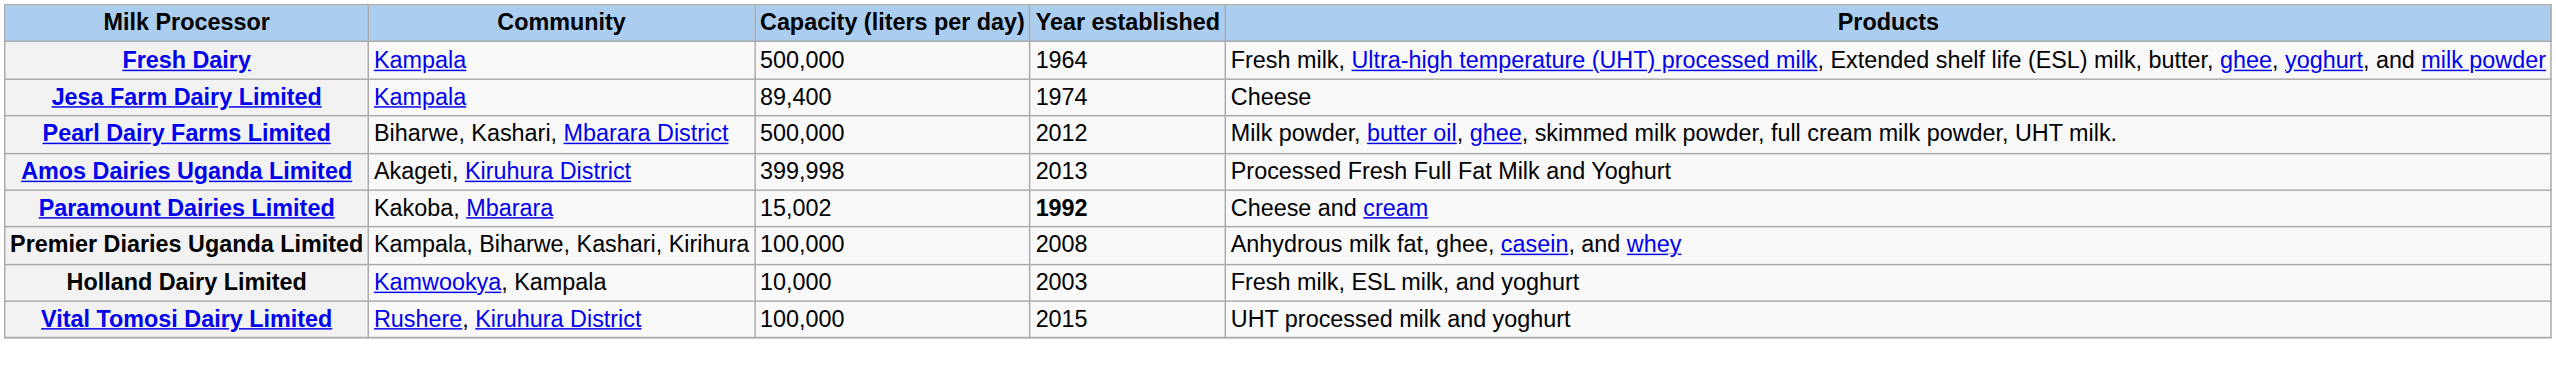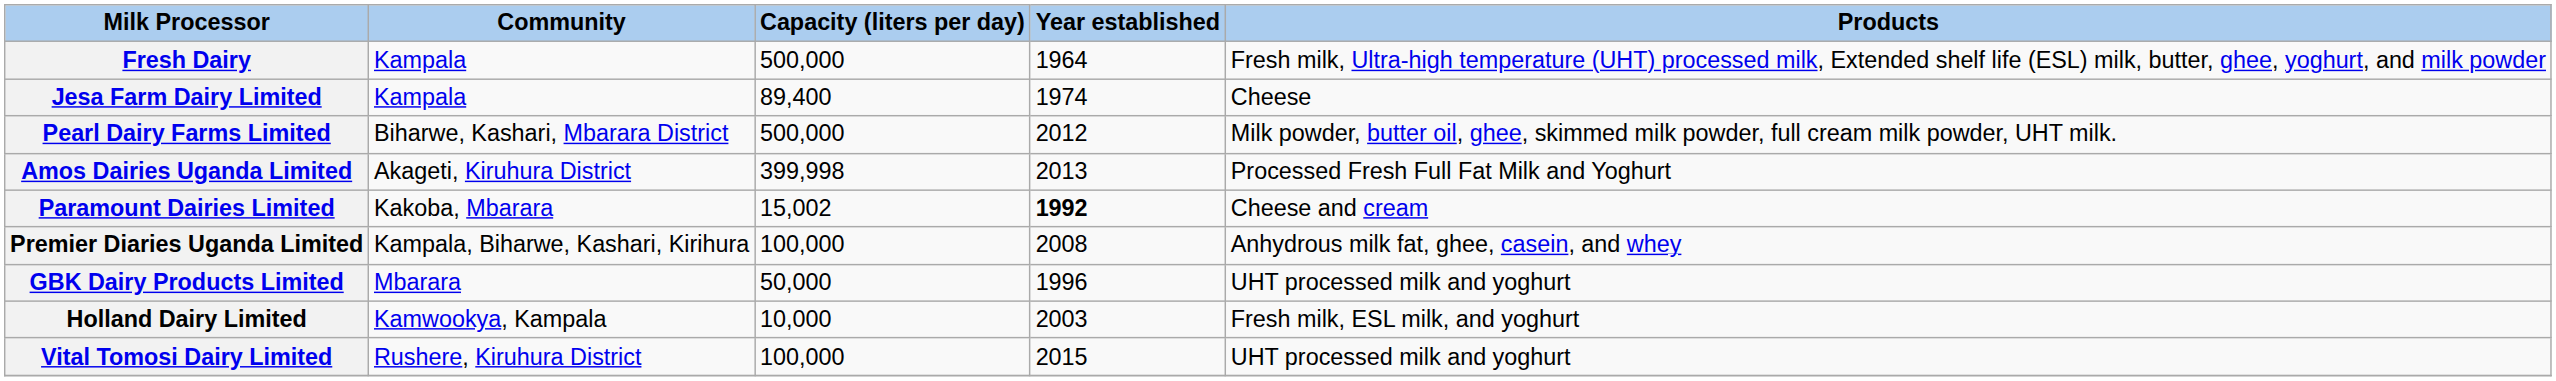+ row: (187, 282)
